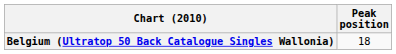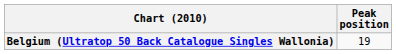(364, 41) 18 -> (364, 41) 19
